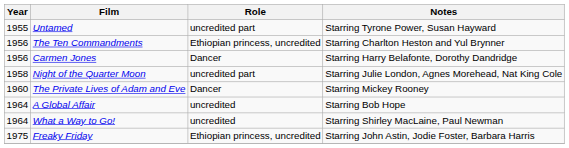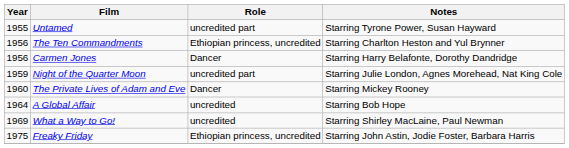(17, 74) 1958 -> (17, 74) 1959
(17, 120) 1964 -> (17, 120) 1969
